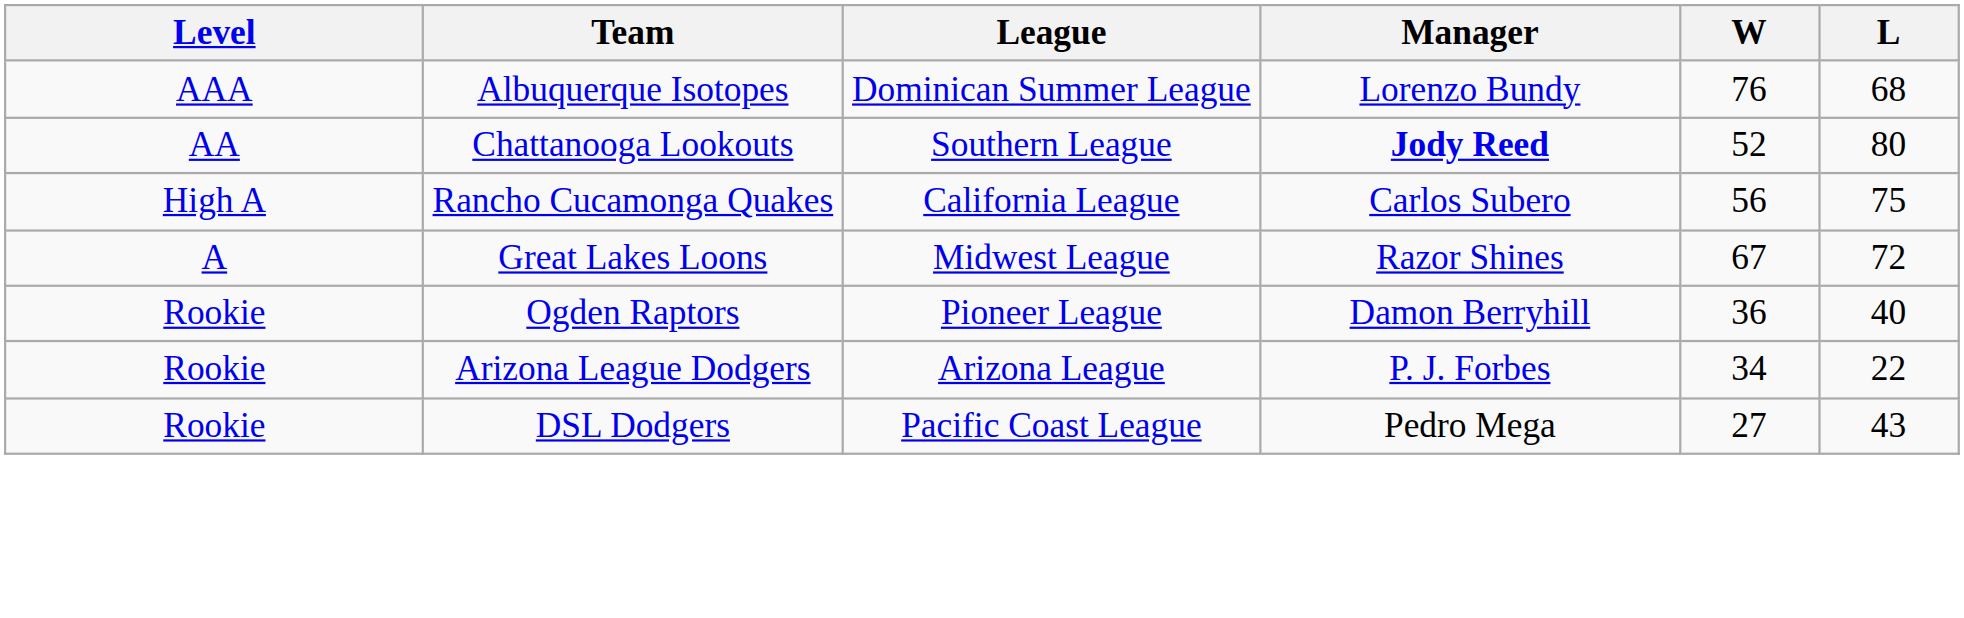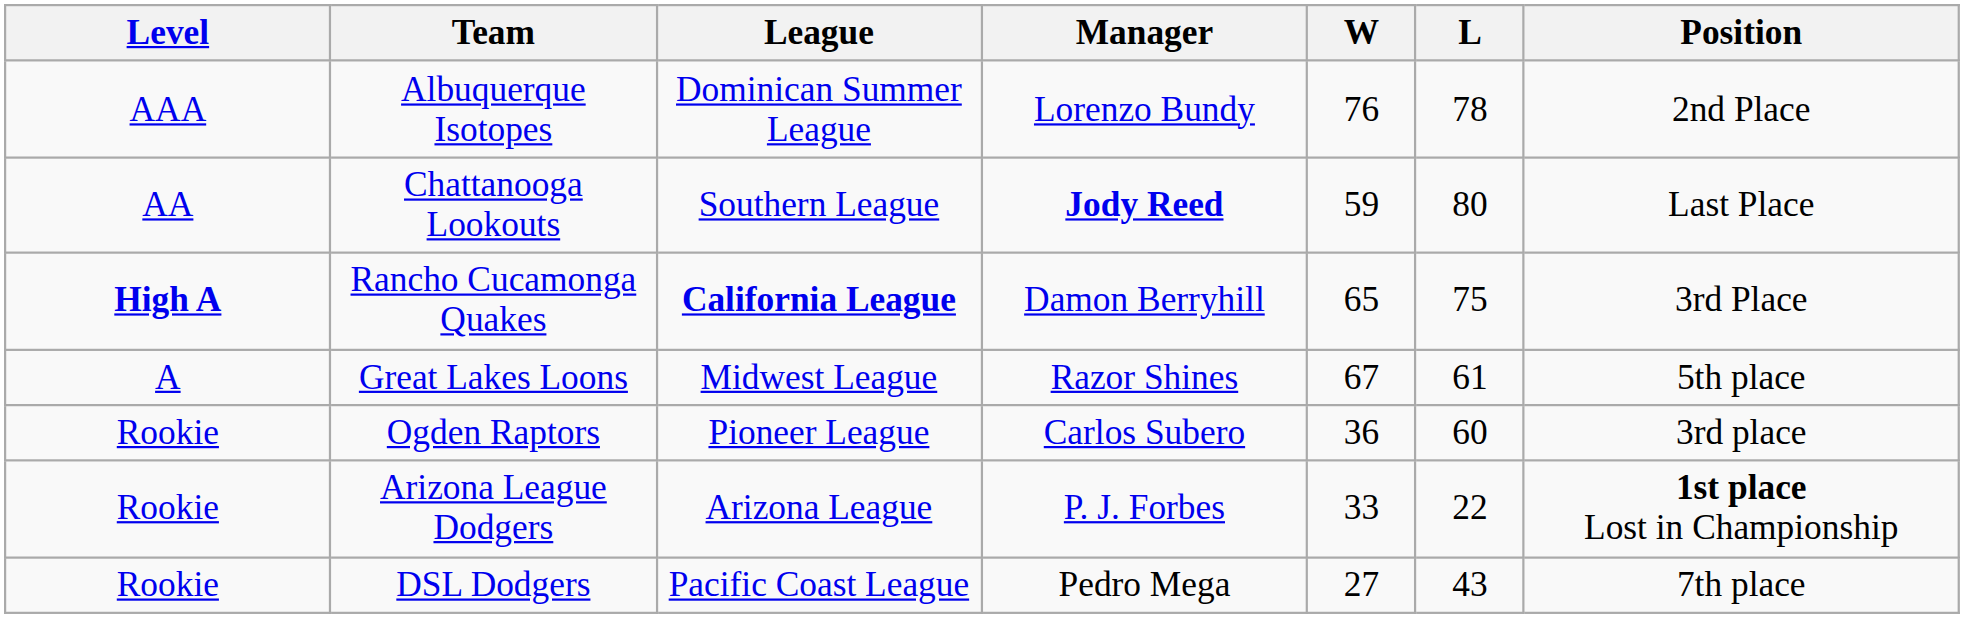+ column: (1741, 32)
(1888, 88) 68 -> (1470, 108) 78
(1749, 144) 52 -> (1361, 204) 59
(214, 200) normal -> (168, 300) bold
(1051, 200) normal -> (819, 300) bold
(1470, 200) Carlos Subero -> (1144, 300) Damon Berryhill
(1749, 200) 56 -> (1361, 300) 65
(1888, 256) 72 -> (1470, 376) 61
(1470, 312) Damon Berryhill -> (1144, 432) Carlos Subero
(1888, 312) 40 -> (1470, 432) 60
(1749, 369) 34 -> (1361, 508) 33
